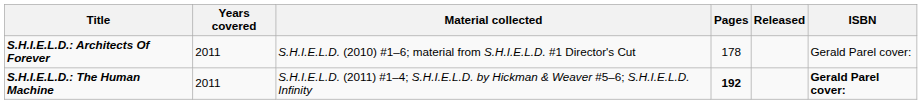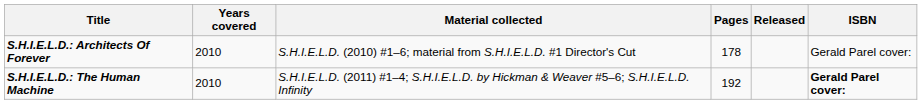(208, 51) 2011 -> (208, 51) 2010
(208, 83) 2011 -> (208, 83) 2010
(731, 83) bold -> (731, 83) normal
